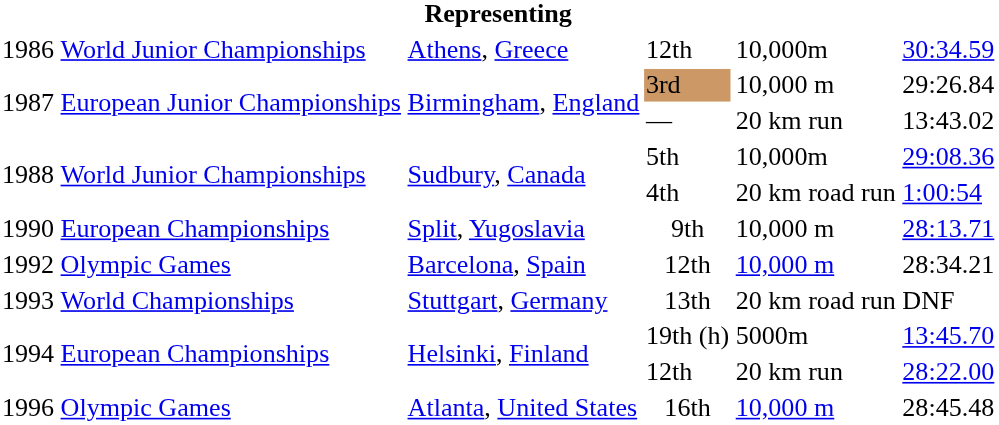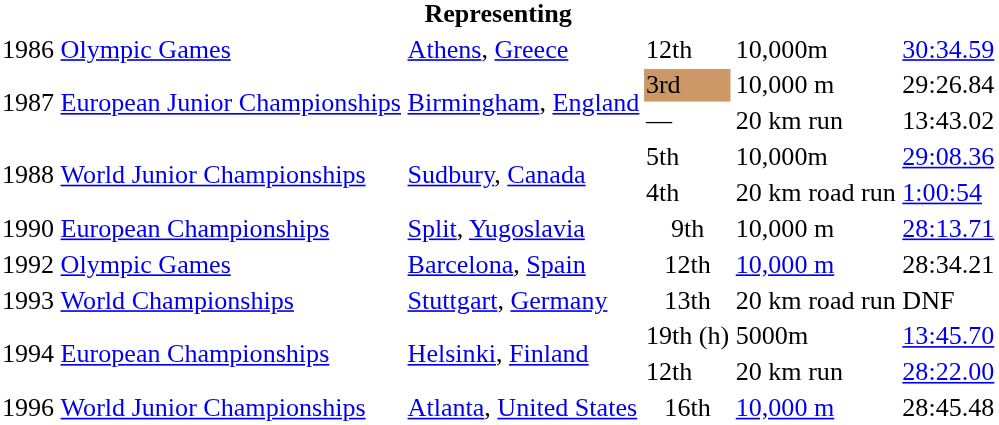(213, 49) World Junior Championships -> (146, 49) Olympic Games
(146, 407) Olympic Games -> (213, 407) World Junior Championships
